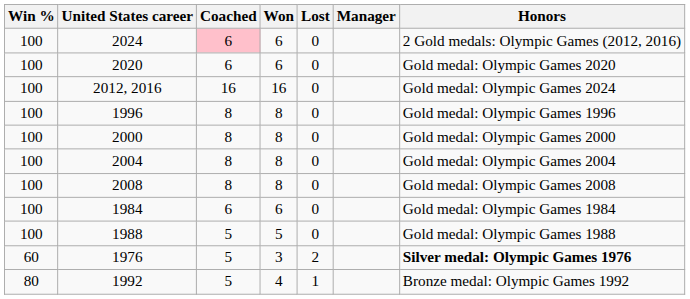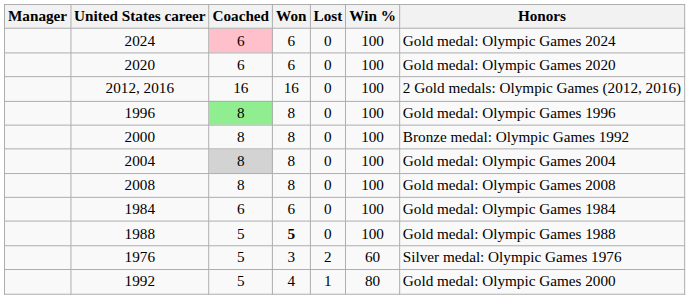columns swapped: (366, 16) <-> (31, 16)
(542, 40) 2 Gold medals: Olympic Games (2012, 2016) -> (509, 40) Gold medal: Olympic Games 2024
(509, 88) Gold medal: Olympic Games 2024 -> (542, 88) 2 Gold medals: Olympic Games (2012, 2016)
(228, 112) no background -> (241, 112) lightgreen background
(509, 137) Gold medal: Olympic Games 2000 -> (516, 137) Bronze medal: Olympic Games 1992
(228, 161) no background -> (241, 161) lightgrey background
(279, 233) normal -> (291, 233) bold
(517, 257) bold -> (512, 257) normal
(516, 281) Bronze medal: Olympic Games 1992 -> (509, 281) Gold medal: Olympic Games 2000
